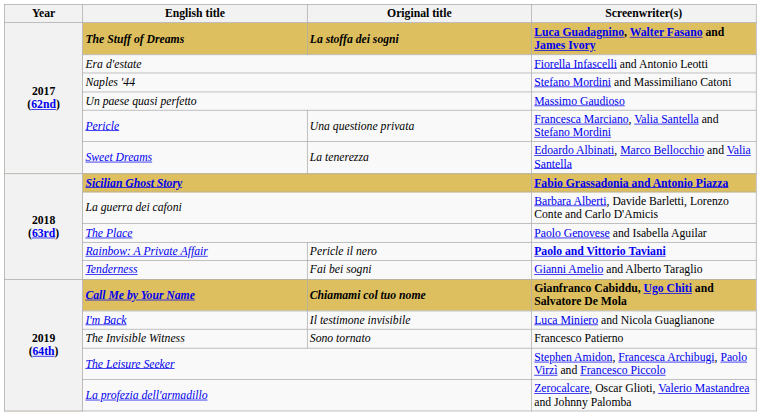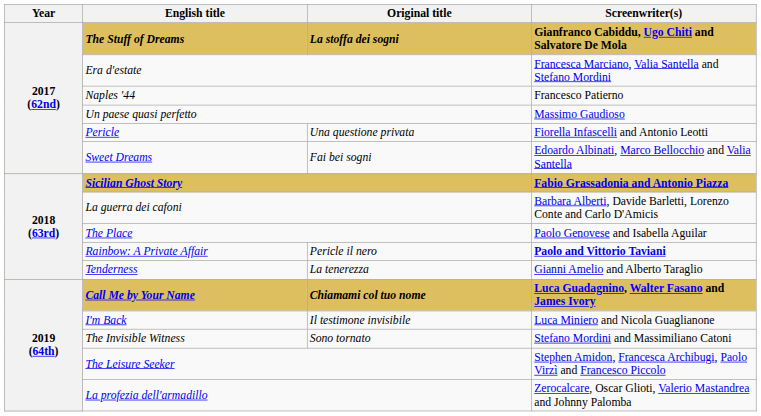(629, 38) Luca Guadagnino, Walter Fasano and James Ivory -> (624, 38) Gianfranco Cabiddu, Ugo Chiti and Salvatore De Mola
(621, 63) Fiorella Infascelli and Antonio Leotti -> (626, 70) Francesca Marciano, Valia Santella and Stefano Mordini
(633, 82) Stefano Mordini and Massimiliano Catoni -> (579, 95) Francesco Patierno
(626, 126) Francesca Marciano, Valia Santella and Stefano Mordini -> (621, 132) Fiorella Infascelli and Antonio Leotti
(339, 157) La tenerezza -> (341, 157) Fai bei sogni
(341, 270) Fai bei sogni -> (339, 270) La tenerezza
(624, 295) Gianfranco Cabiddu, Ugo Chiti and Salvatore De Mola -> (629, 295) Luca Guadagnino, Walter Fasano and James Ivory
(579, 338) Francesco Patierno -> (633, 338) Stefano Mordini and Massimiliano Catoni
